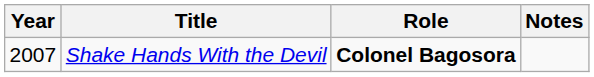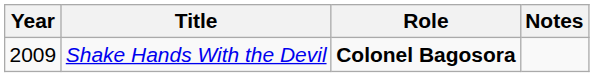(33, 54) 2007 -> (33, 54) 2009
